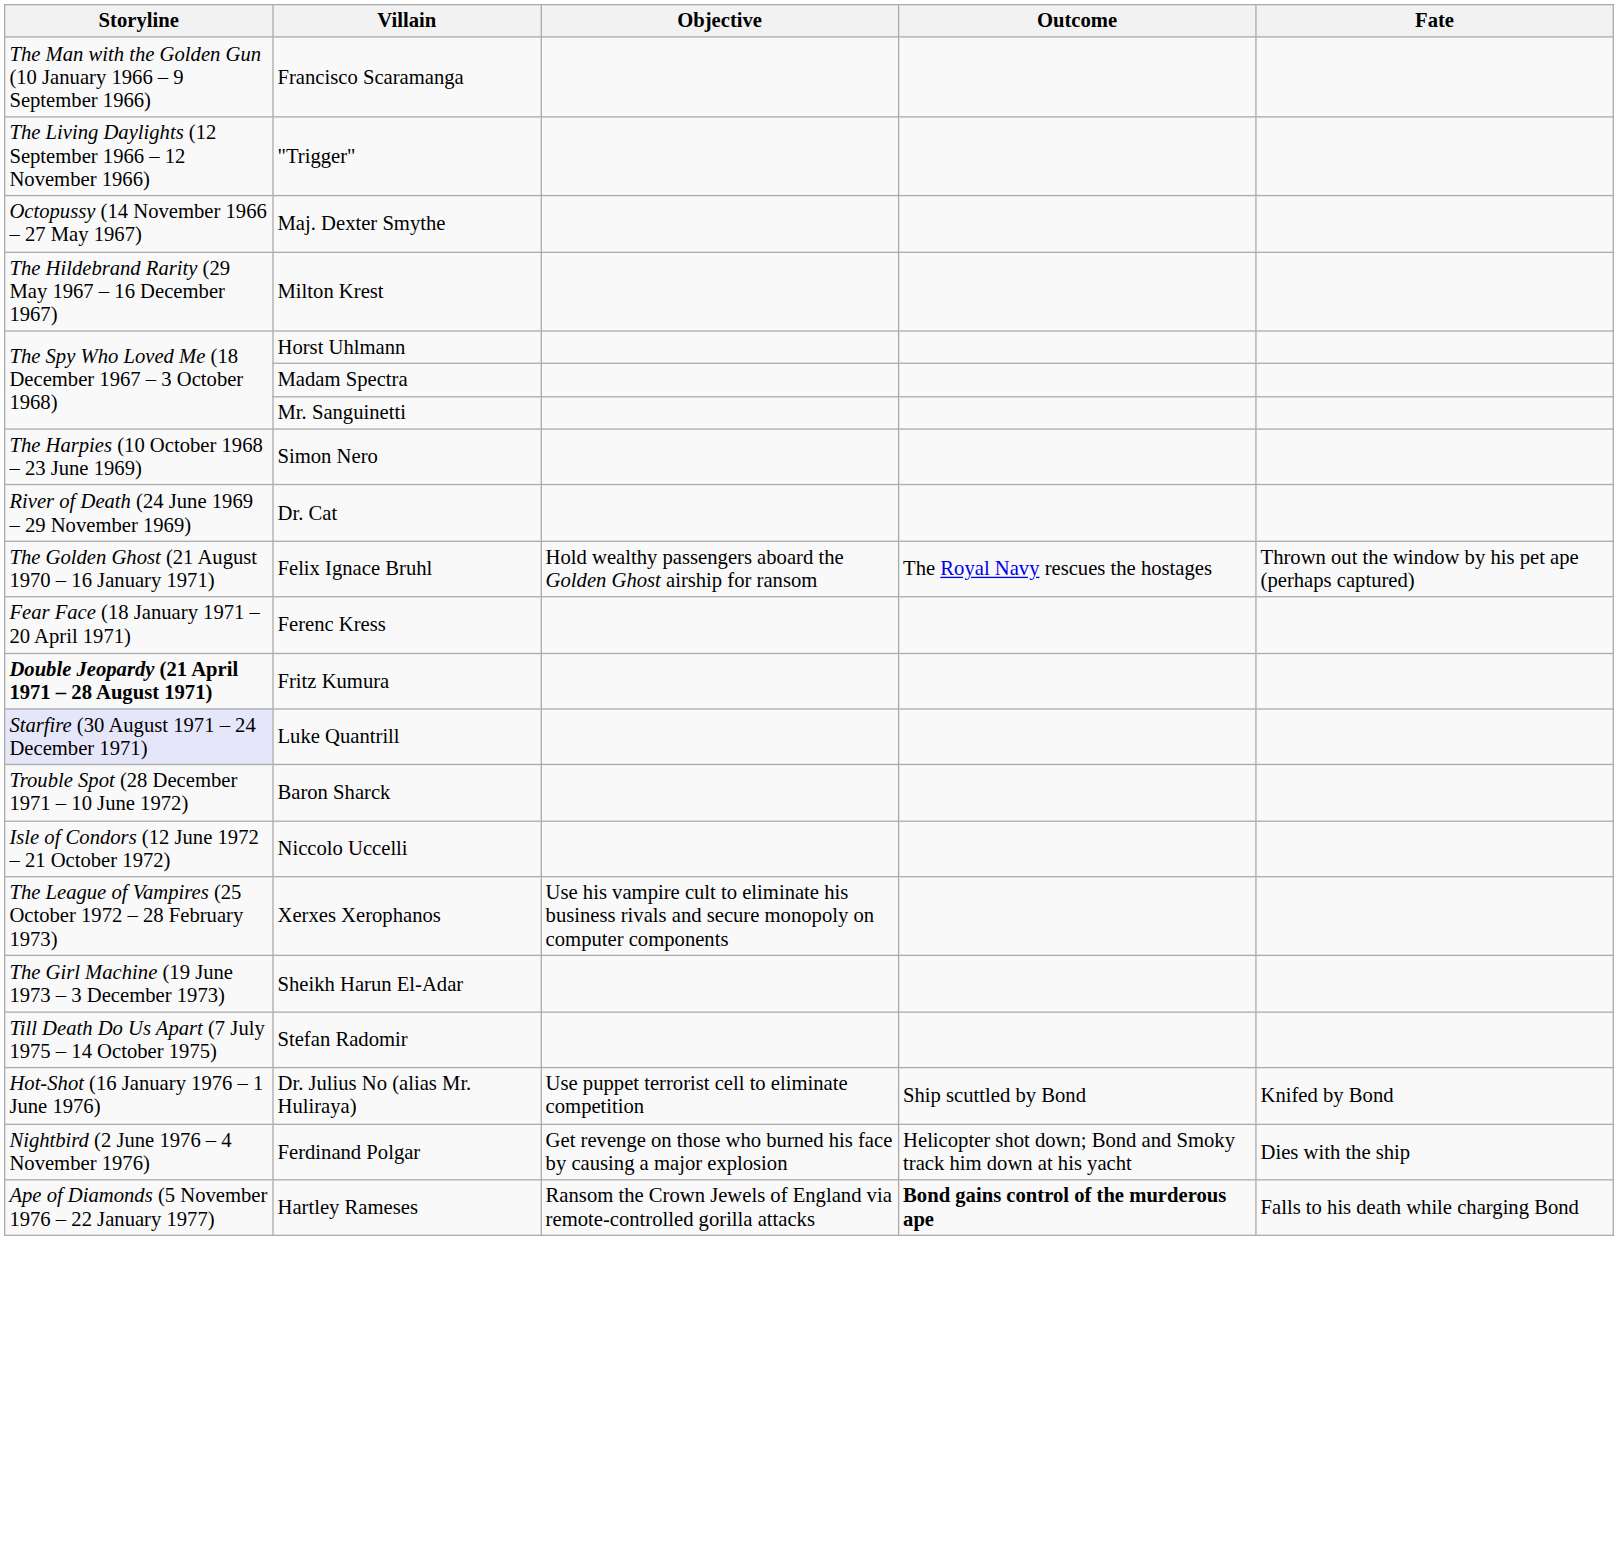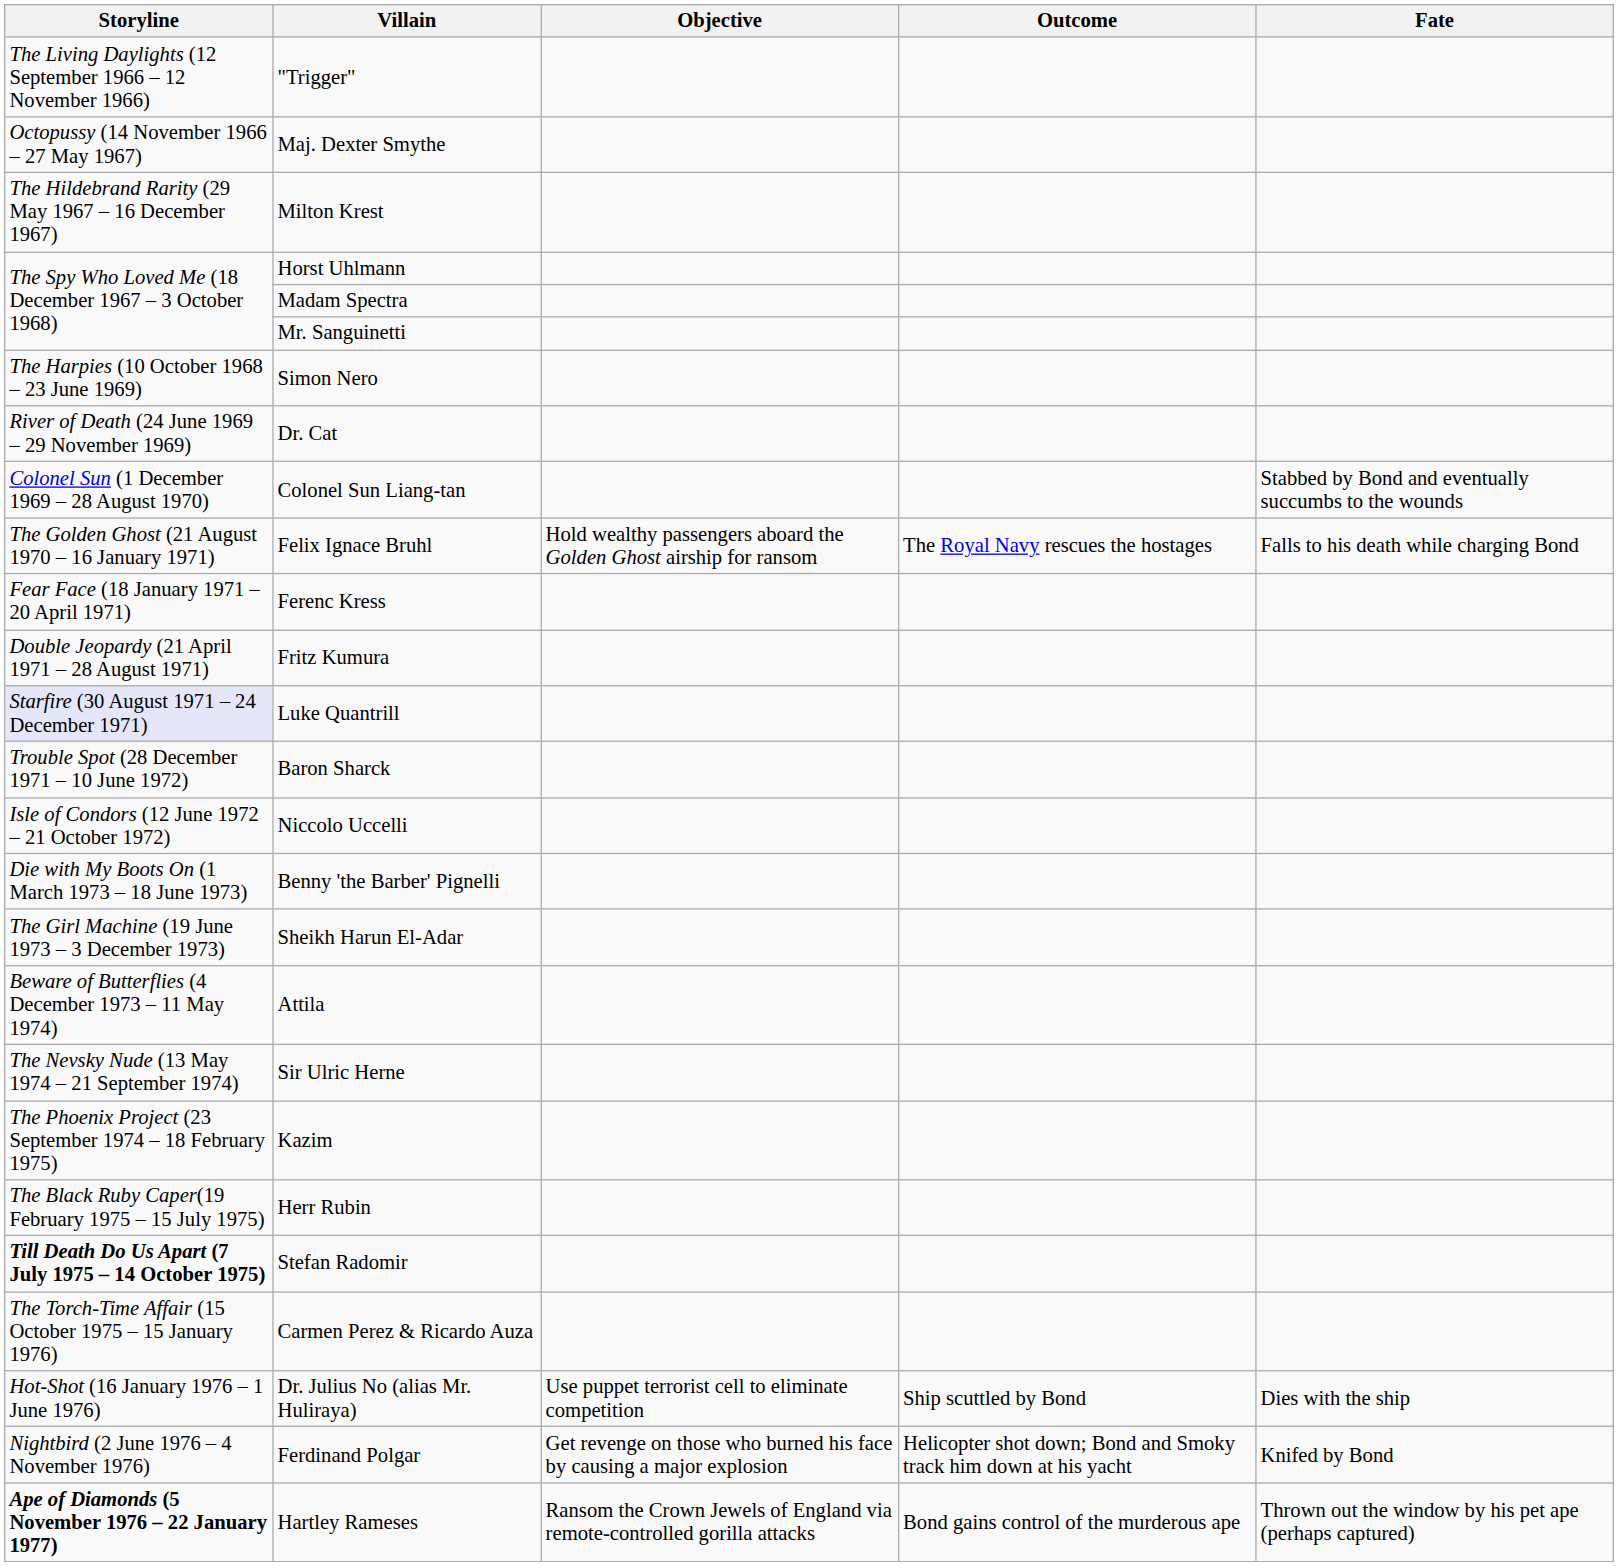- row: (371, 76)
+ row: (372, 489)
(1420, 568) Thrown out the window by his pet ape (perhaps captured) -> (1420, 545) Falls to his death while charging Bond
(124, 680) bold -> (121, 657) normal
- row: (359, 916)
+ row: (389, 881)
+ row: (301, 1004)
+ row: (341, 1072)
+ row: (305, 1139)
+ row: (324, 1207)
(137, 1039) normal -> (137, 1263) bold
+ row: (405, 1331)
(1327, 1095) Knifed by Bond -> (1335, 1398) Dies with the ship
(1335, 1151) Dies with the ship -> (1327, 1454) Knifed by Bond
(138, 1207) normal -> (138, 1522) bold
(1065, 1207) bold -> (1072, 1522) normal
(1420, 1207) Falls to his death while charging Bond -> (1420, 1522) Thrown out the window by his pet ape (perhaps captured)
